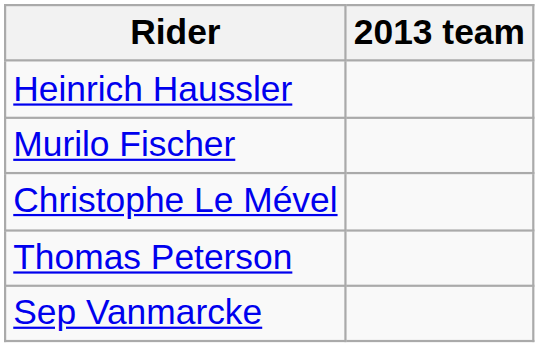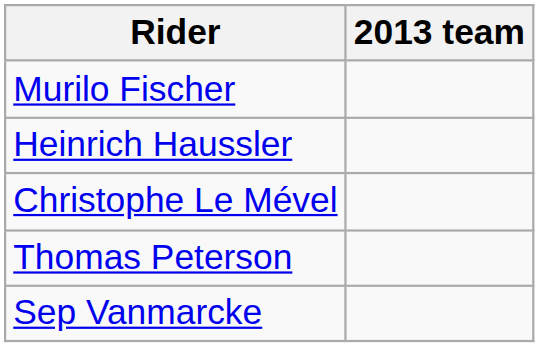rows swapped: (124, 144) <-> (153, 88)
